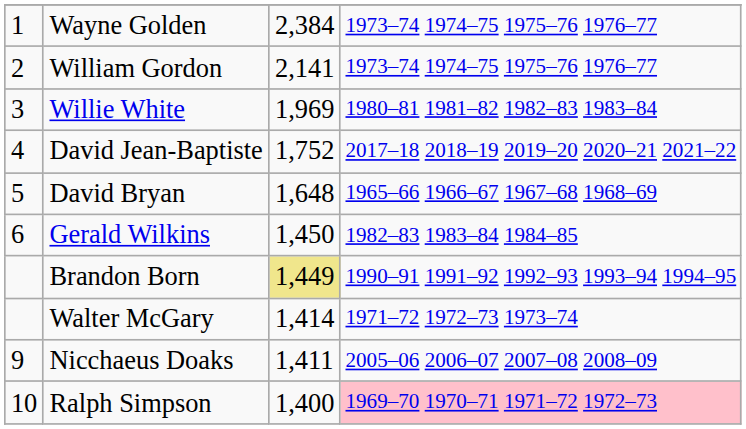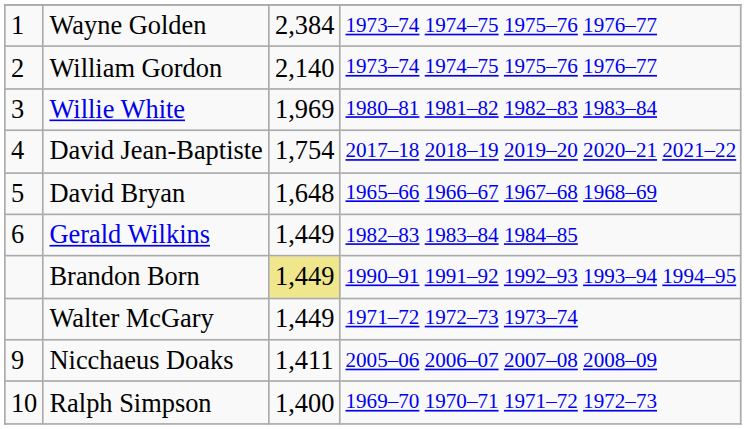(305, 67) 2,141 -> (305, 67) 2,140
(305, 151) 1,752 -> (305, 151) 1,754
(305, 234) 1,450 -> (305, 234) 1,449
(305, 318) 1,414 -> (305, 318) 1,449
(501, 402) pink background -> (501, 402) no background
